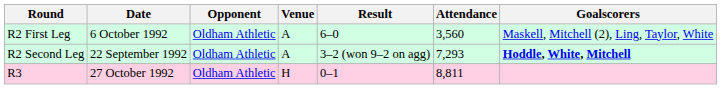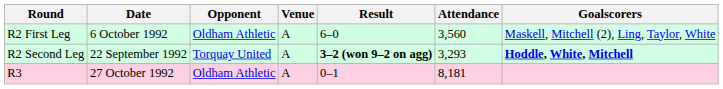(234, 53) Oldham Athletic -> (232, 53) Torquay United
(375, 53) normal -> (376, 53) bold
(450, 53) 7,293 -> (452, 53) 3,293
(286, 73) H -> (286, 73) A
(450, 73) 8,811 -> (452, 73) 8,181
